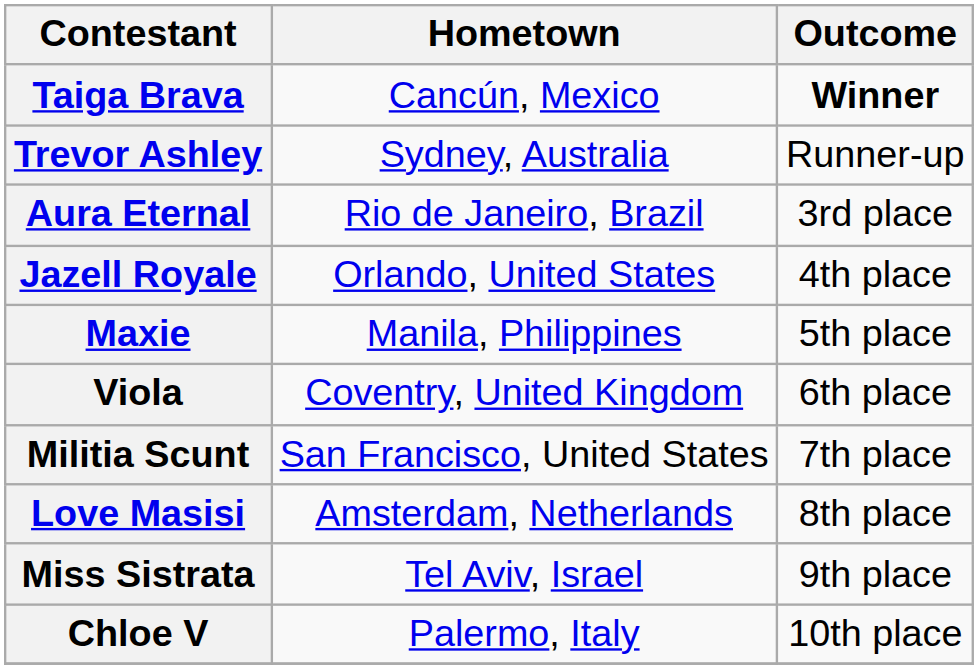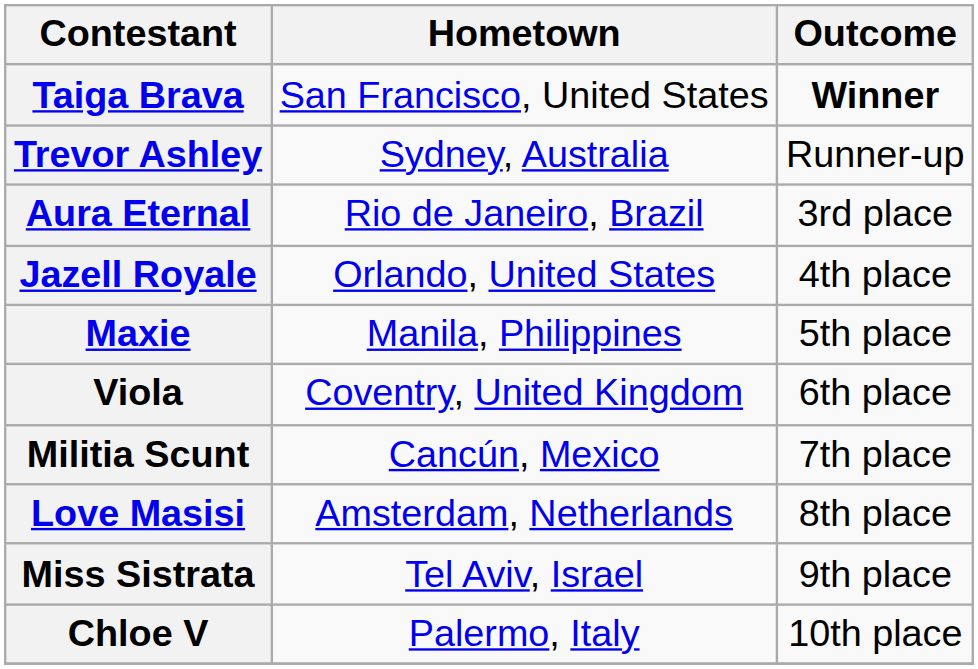(524, 94) Cancún, Mexico -> (524, 94) San Francisco, United States
(524, 453) San Francisco, United States -> (524, 453) Cancún, Mexico
